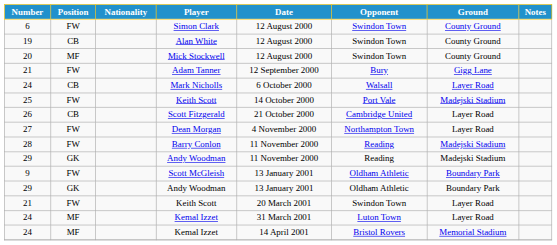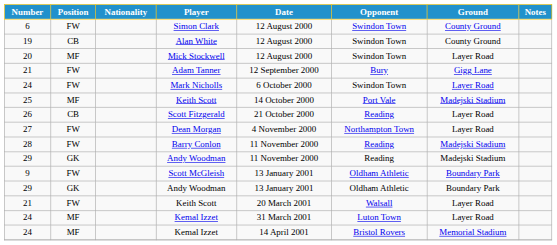(473, 56) County Ground -> (473, 56) Layer Road
(73, 85) CB -> (73, 85) FW
(379, 85) Walsall -> (379, 85) Swindon Town
(73, 100) FW -> (73, 100) MF
(379, 115) Cambridge United -> (379, 115) Reading
(379, 203) Swindon Town -> (379, 203) Walsall
